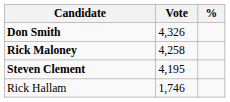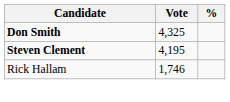(172, 32) 4,326 -> (172, 32) 4,325
- row: (42, 50)
